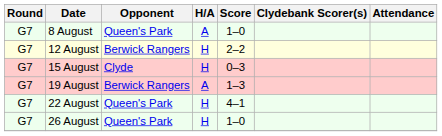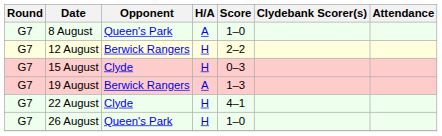(138, 103) Queen's Park -> (118, 103) Clyde
